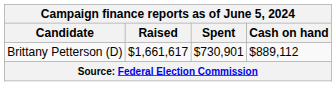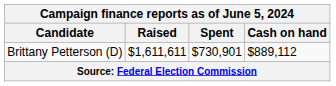(158, 52) $1,661,617 -> (157, 52) $1,611,611
